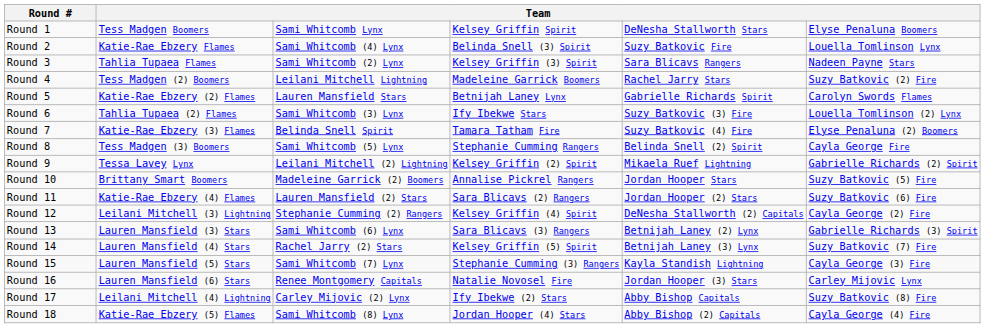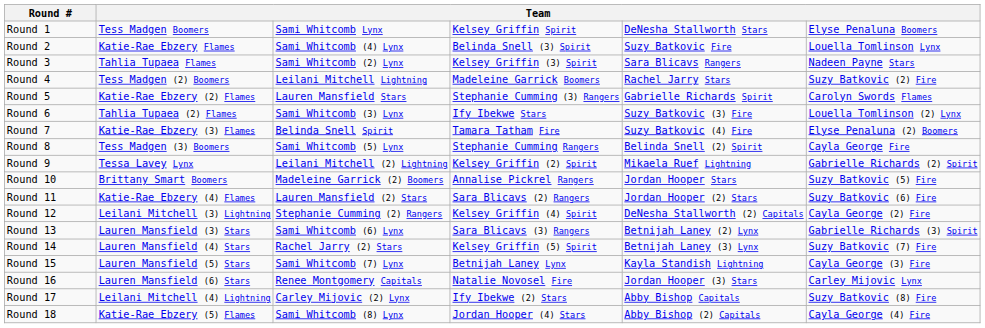(509, 96) Betnijah Laney Lynx -> (536, 96) Stephanie Cumming (3) Rangers
(536, 264) Stephanie Cumming (3) Rangers -> (509, 264) Betnijah Laney Lynx
